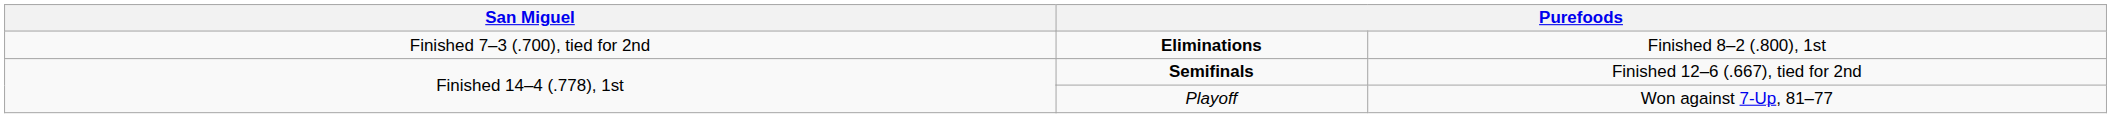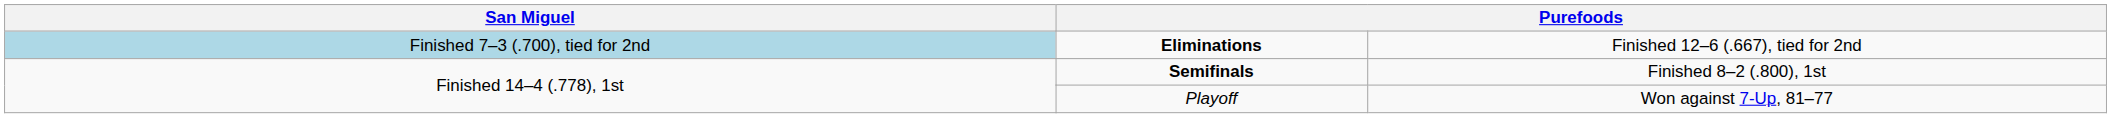(530, 44) no background -> (530, 44) lightblue background
(1737, 44) Finished 8–2 (.800), 1st -> (1737, 44) Finished 12–6 (.667), tied for 2nd
(1737, 71) Finished 12–6 (.667), tied for 2nd -> (1737, 71) Finished 8–2 (.800), 1st
